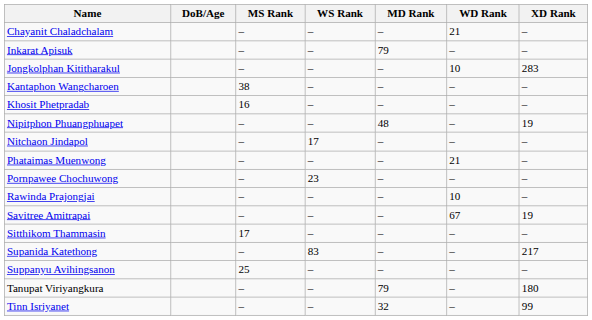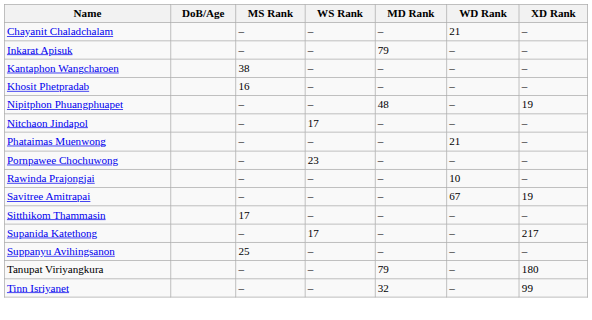- row: (63, 68)
(313, 251) 83 -> (313, 233) 17
